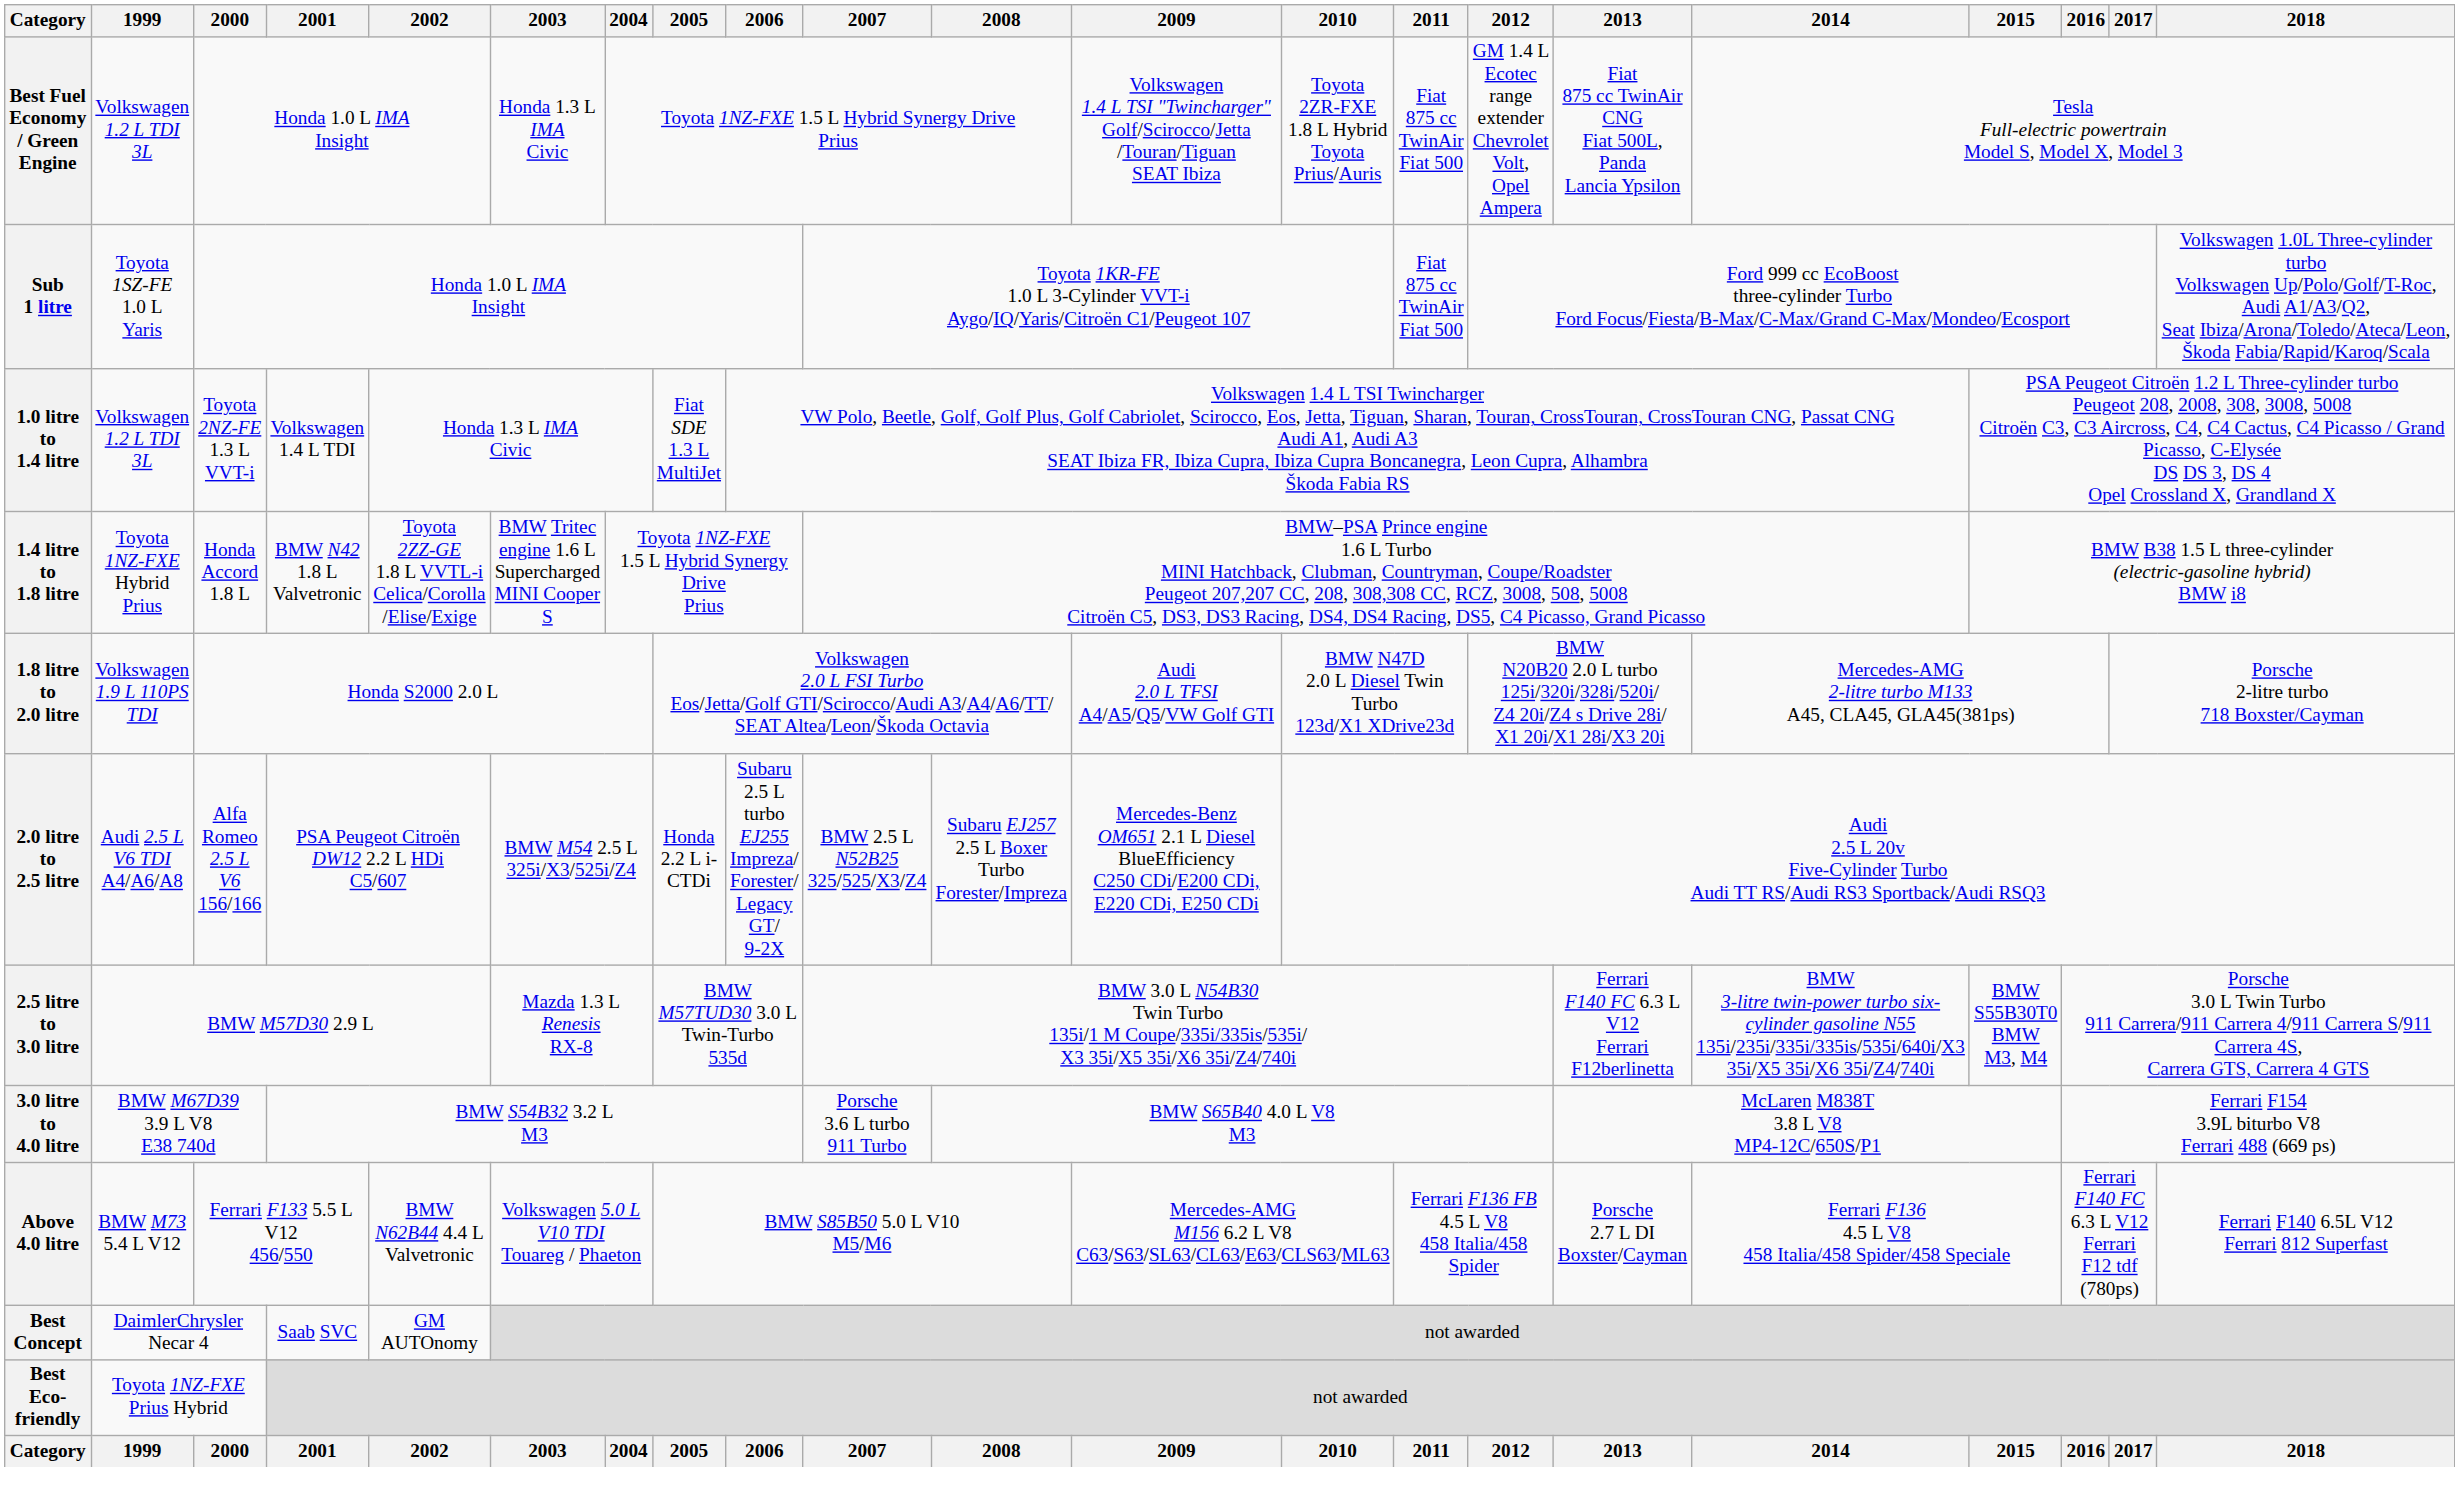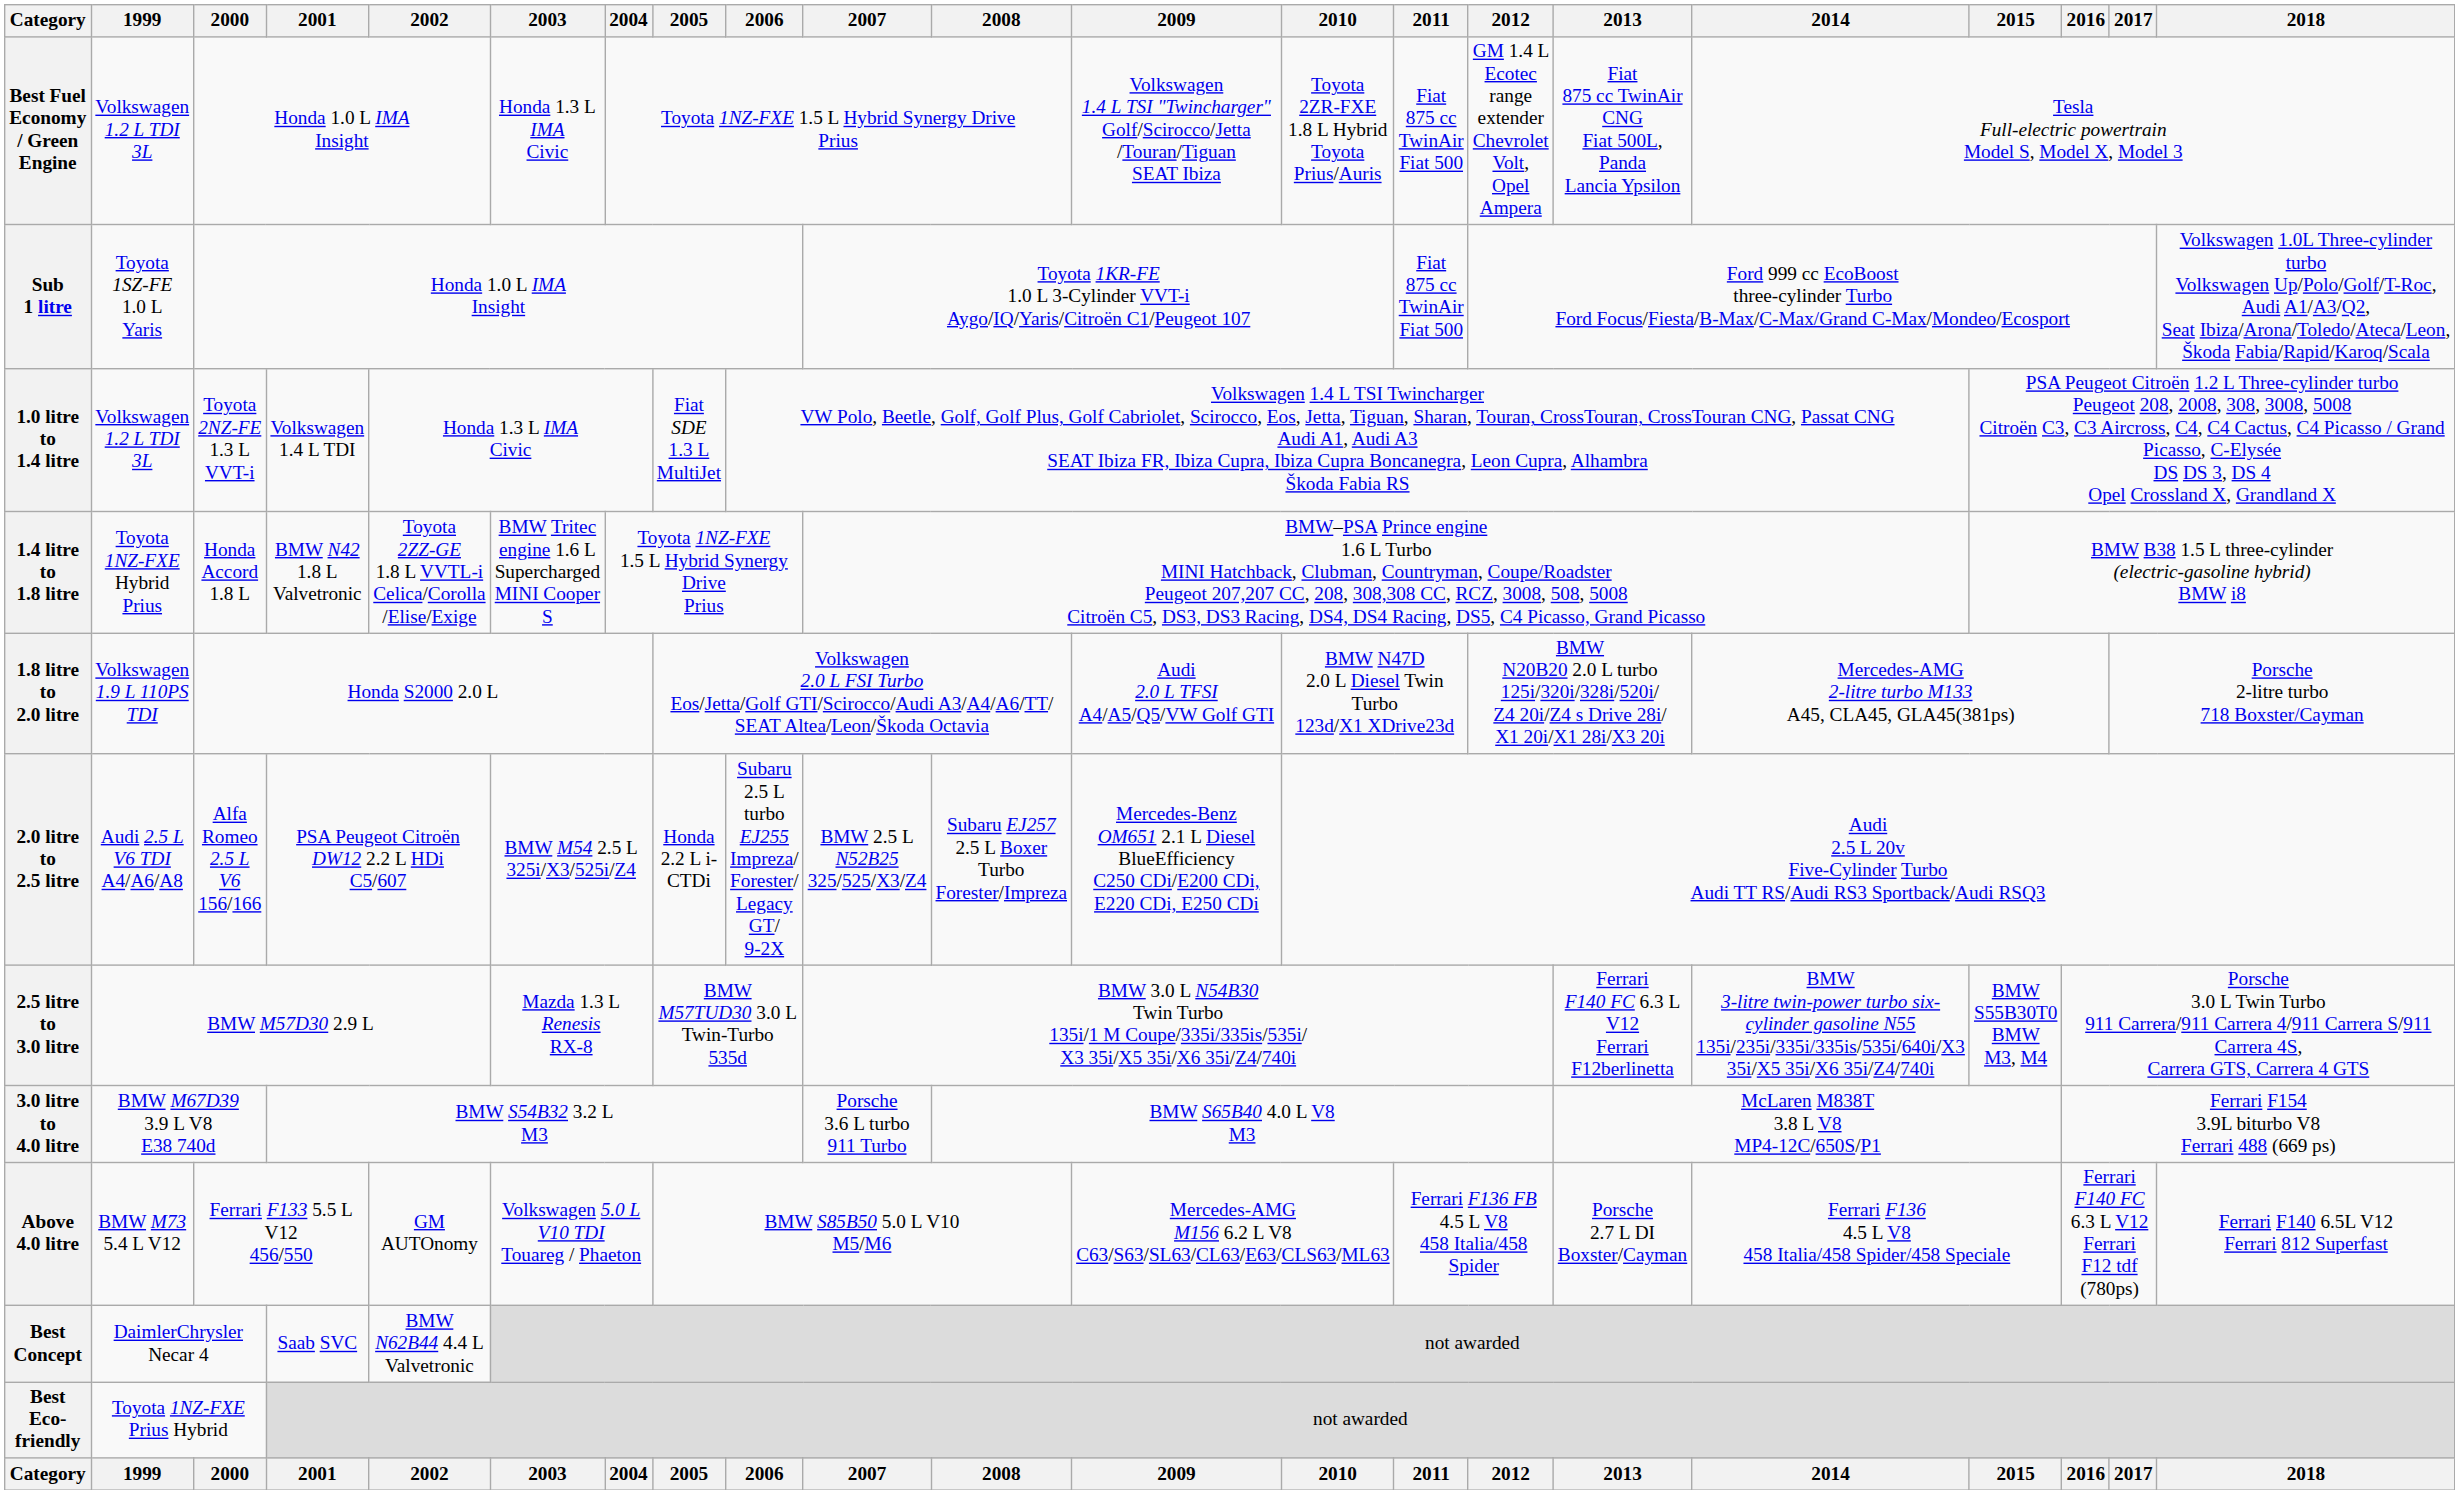(429, 1233) BMW N62B44 4.4 L Valvetronic -> (429, 1233) GM AUTOnomy
(429, 1331) GM AUTOnomy -> (429, 1342) BMW N62B44 4.4 L Valvetronic
